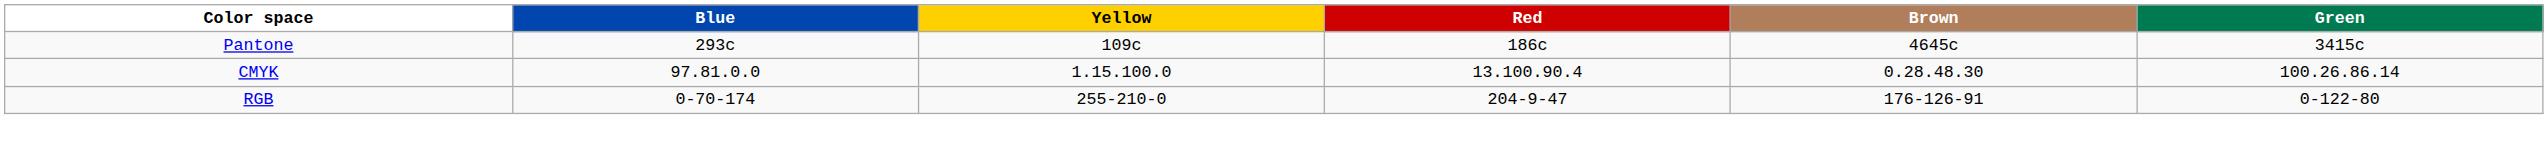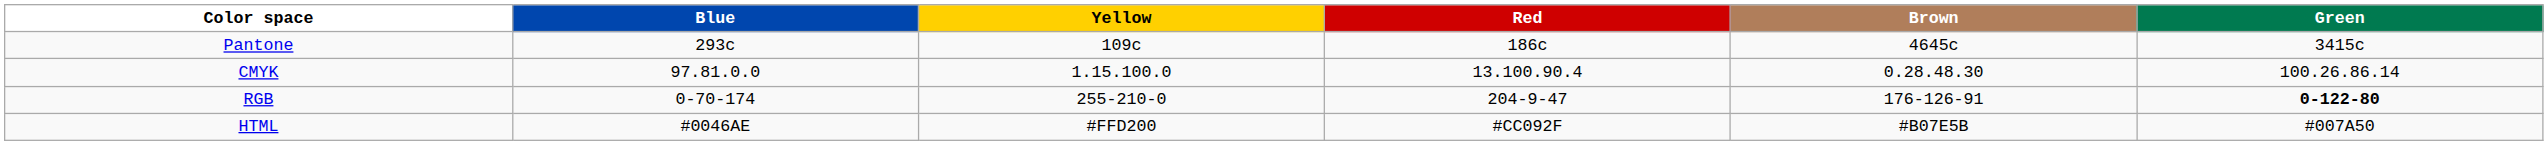(2340, 100) normal -> (2340, 100) bold
+ row: (258, 127)
